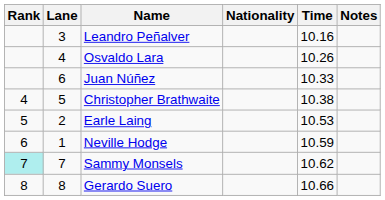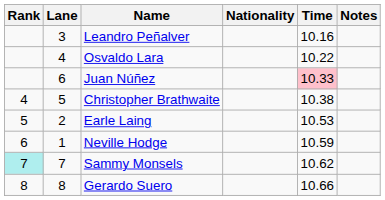(317, 58) 10.26 -> (317, 58) 10.22
(317, 79) no background -> (317, 79) pink background
